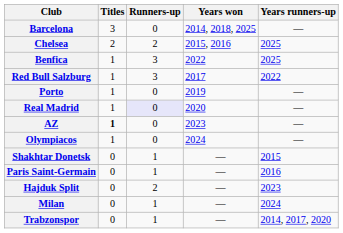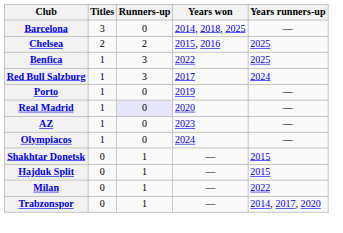(271, 76) 2022 -> (260, 76) 2024
(113, 124) bold -> (102, 124) normal
- row: (51, 172)
(155, 188) 2 -> (145, 172) 1
(271, 188) 2023 -> (260, 172) 2015
(271, 204) 2024 -> (260, 188) 2022
